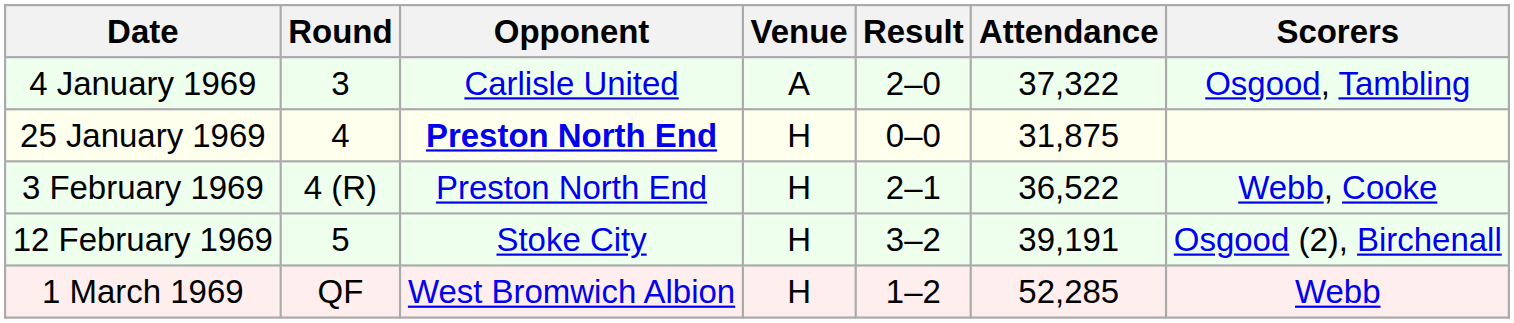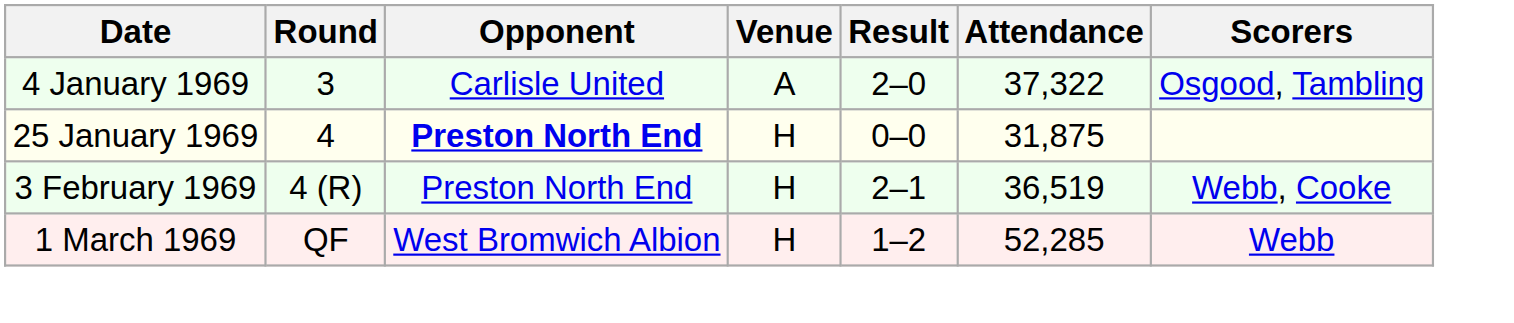(1069, 188) 36,522 -> (1054, 188) 36,519
- row: (143, 240)
